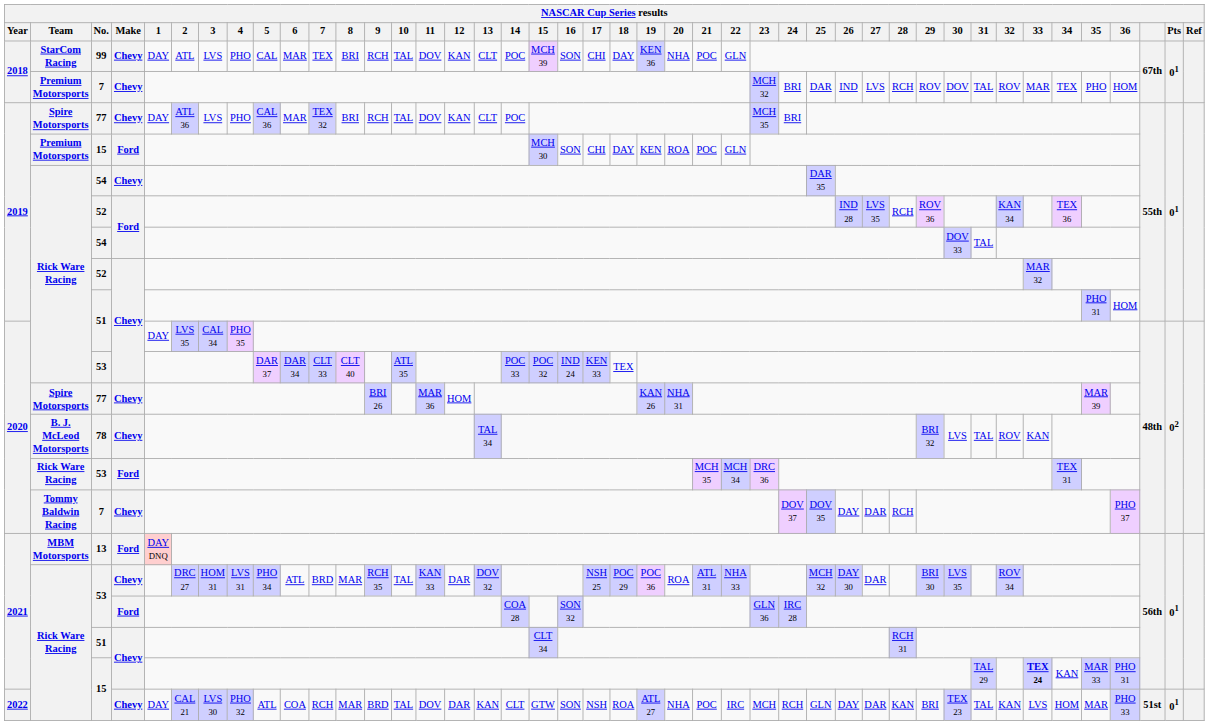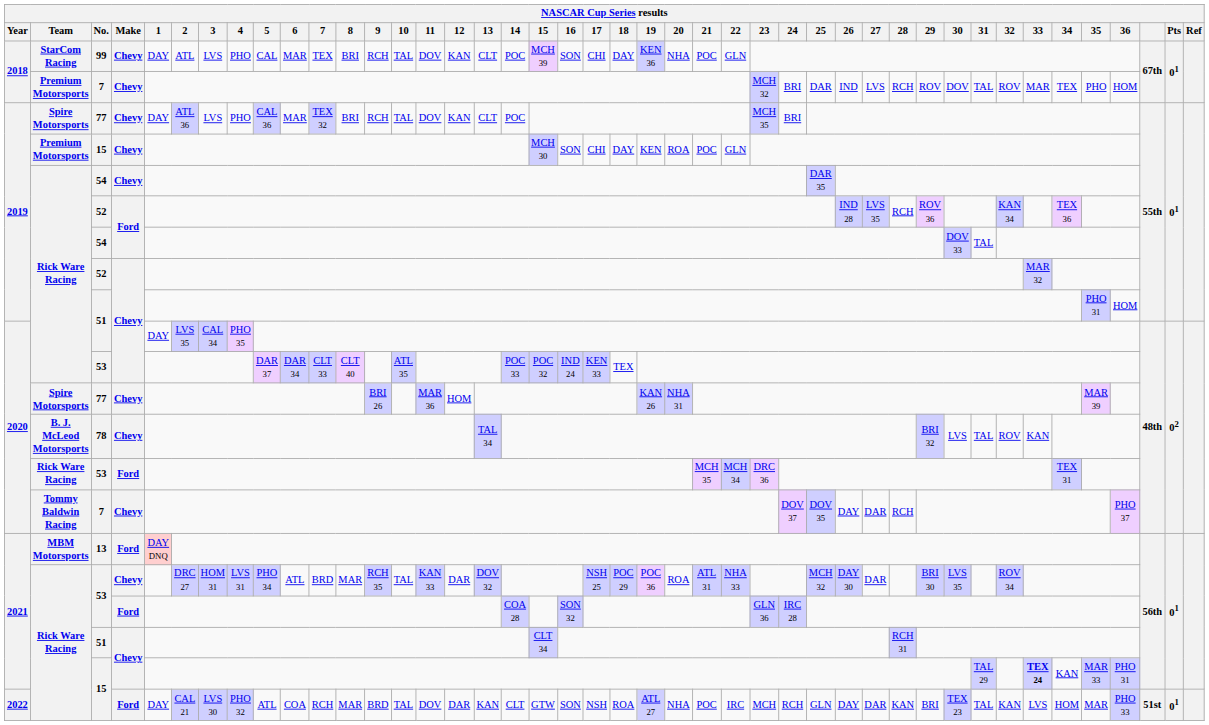(128, 149) Ford -> (128, 149) Chevy
(128, 704) Chevy -> (128, 704) Ford
